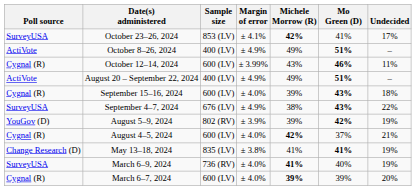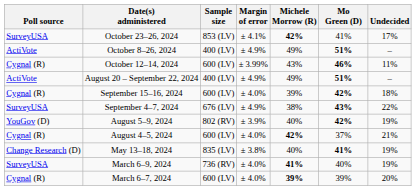(343, 93) 43% -> (343, 93) 42%
(294, 121) 39% -> (294, 121) 40%
(294, 150) 41% -> (294, 150) 40%
